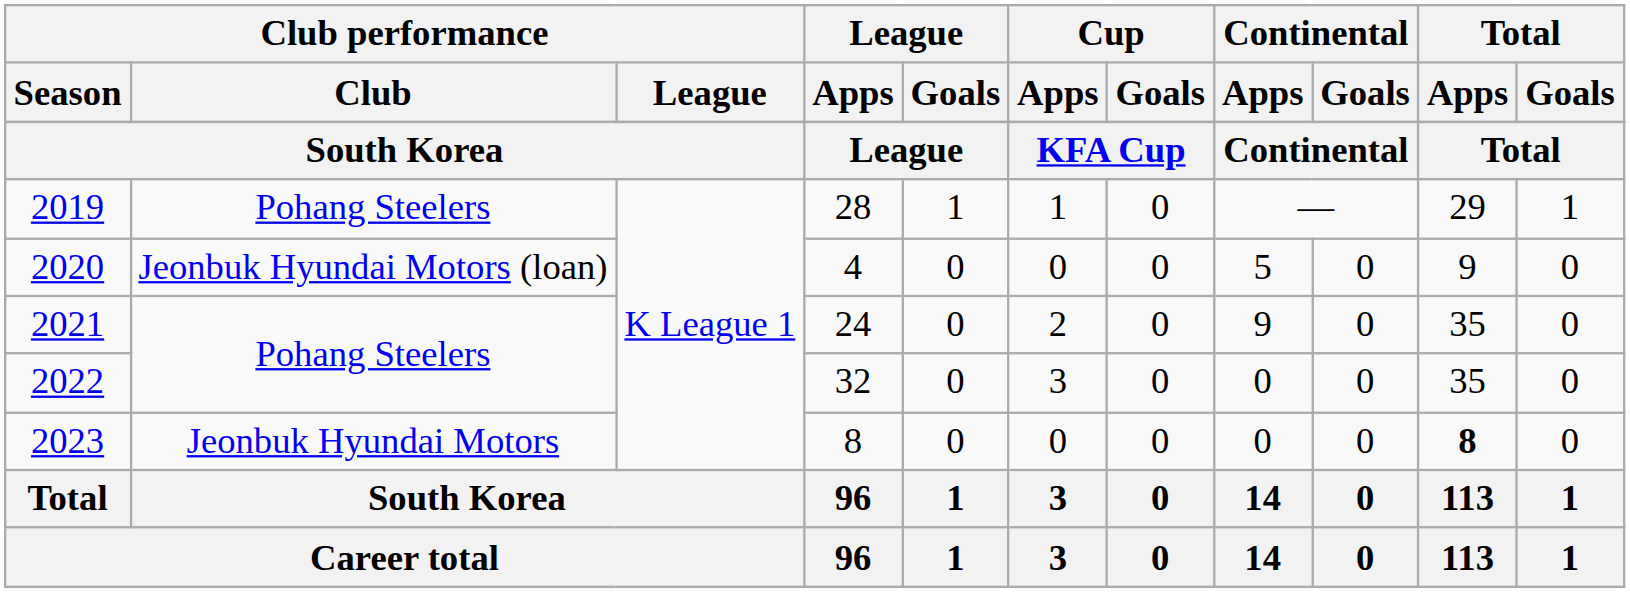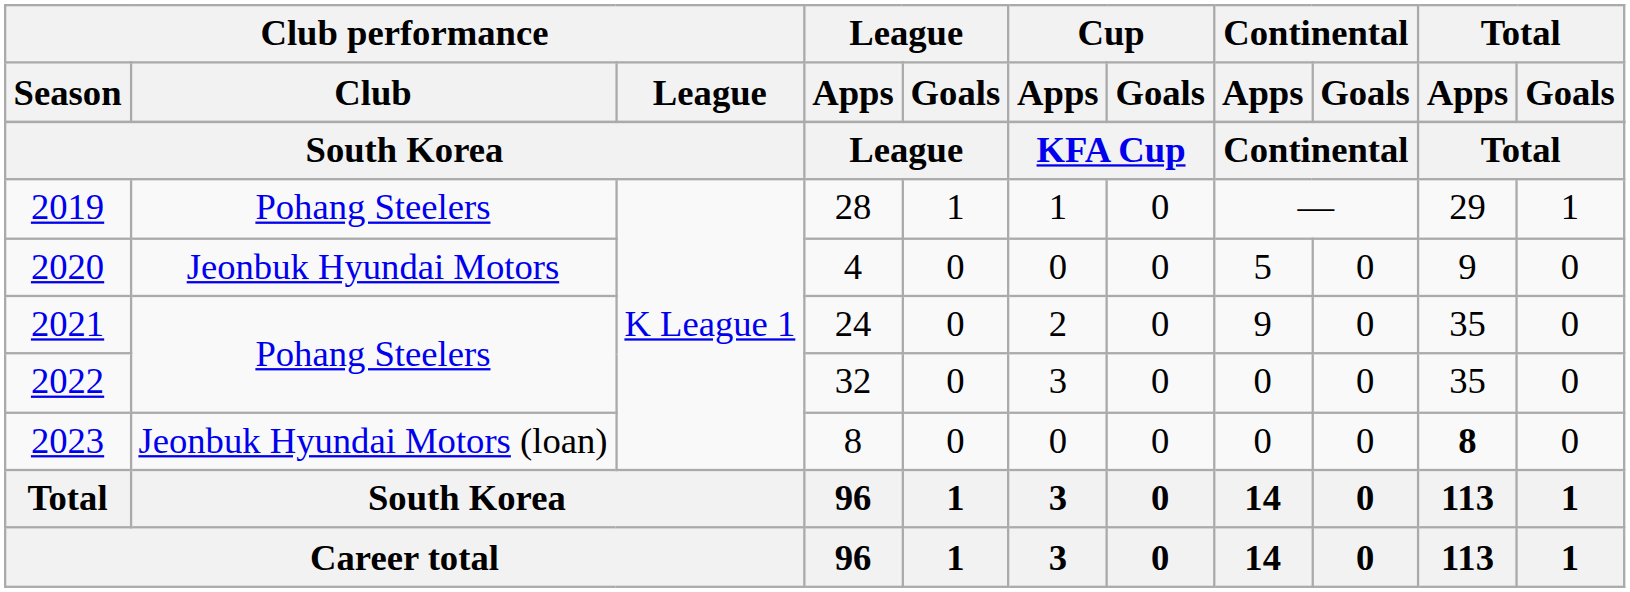(373, 265) Jeonbuk Hyundai Motors (loan) -> (373, 265) Jeonbuk Hyundai Motors
(373, 440) Jeonbuk Hyundai Motors -> (373, 440) Jeonbuk Hyundai Motors (loan)
